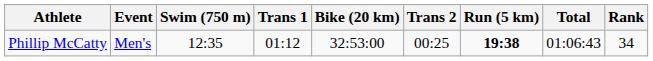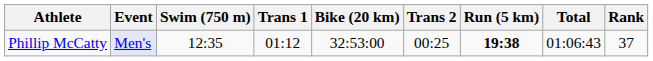(133, 43) no background -> (133, 43) lavender background
(626, 43) 34 -> (626, 43) 37
